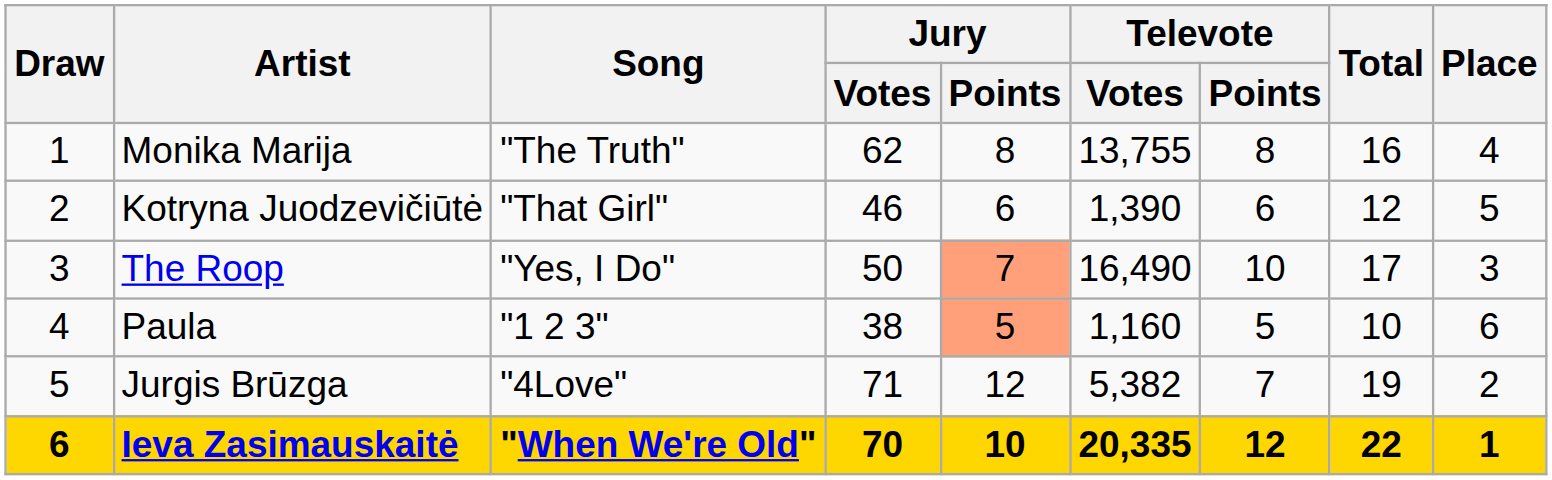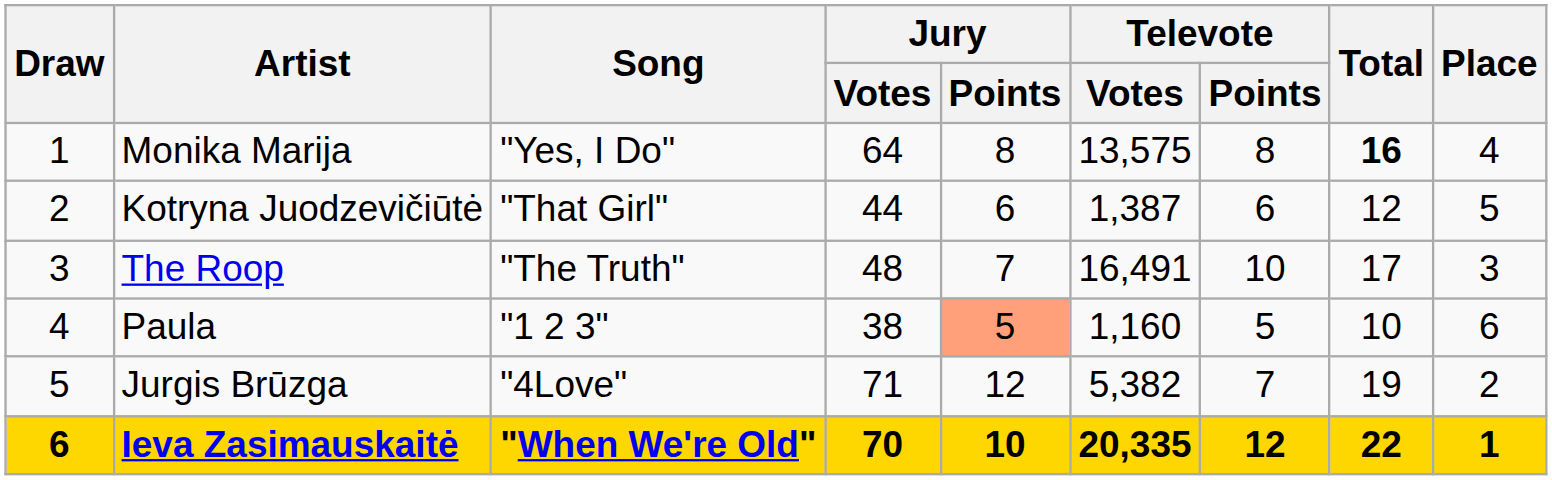(592, 151) "The Truth" -> (588, 151) "Yes, I Do"
(882, 151) 62 -> (882, 151) 64
(1135, 151) 13,755 -> (1135, 151) 13,575
(1381, 151) normal -> (1381, 151) bold
(882, 209) 46 -> (882, 209) 44
(1135, 209) 1,390 -> (1135, 209) 1,387
(588, 268) "Yes, I Do" -> (592, 268) "The Truth"
(882, 268) 50 -> (882, 268) 48
(1005, 268) lightsalmon background -> (1005, 268) no background
(1135, 268) 16,490 -> (1135, 268) 16,491
